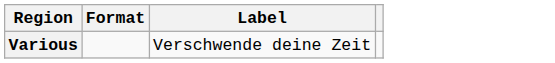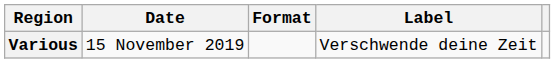+ column: (165, 18)
